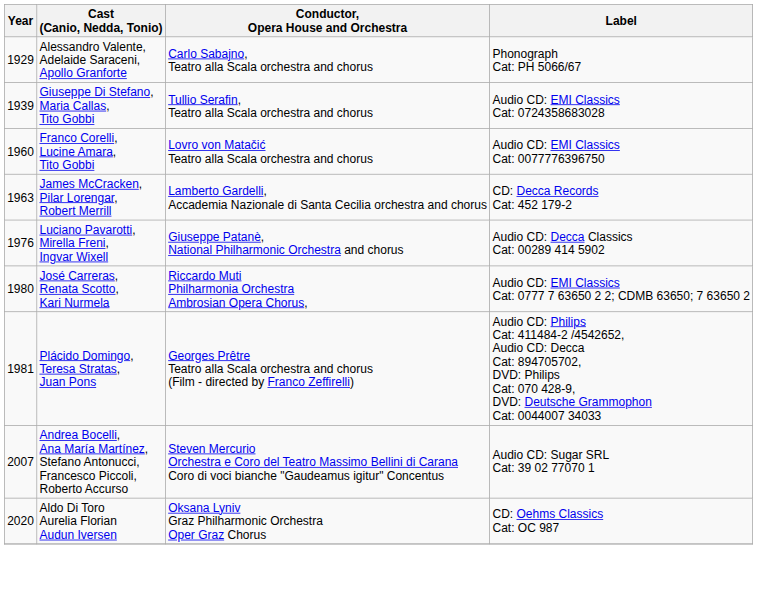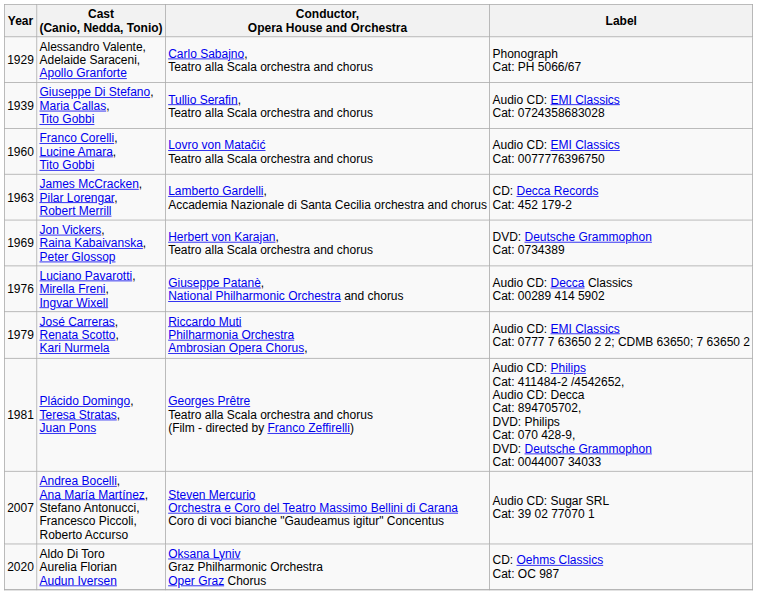+ row: (93, 243)
(21, 289) 1980 -> (21, 335) 1979
